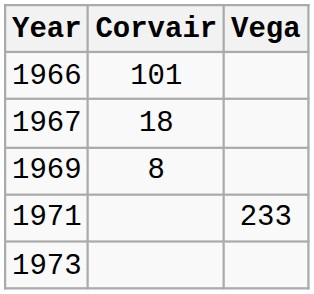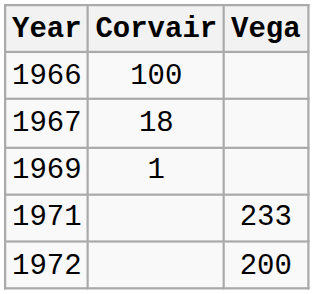(156, 76) 101 -> (156, 76) 100
(156, 170) 8 -> (156, 170) 1
+ row: (47, 265)
- row: (47, 265)
